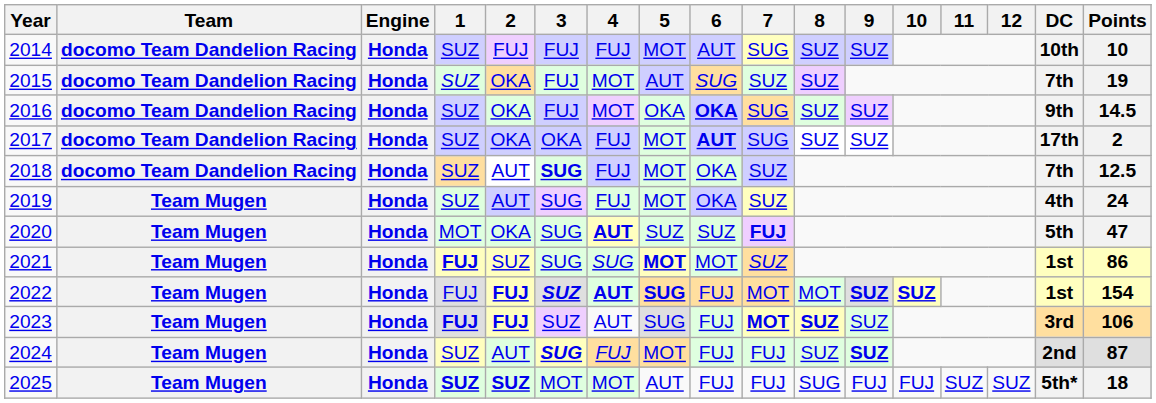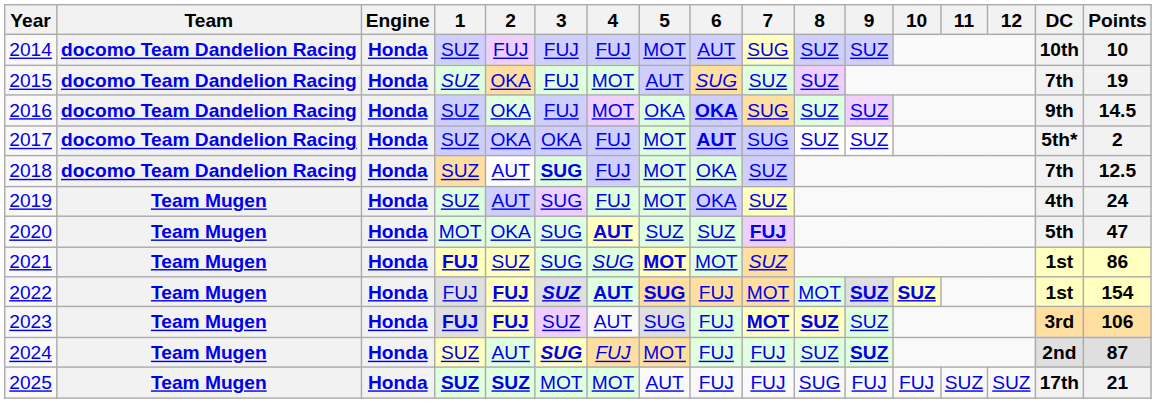(1059, 140) 17th -> (1059, 140) 5th*
(1059, 382) 5th* -> (1059, 382) 17th
(1117, 382) 18 -> (1117, 382) 21
